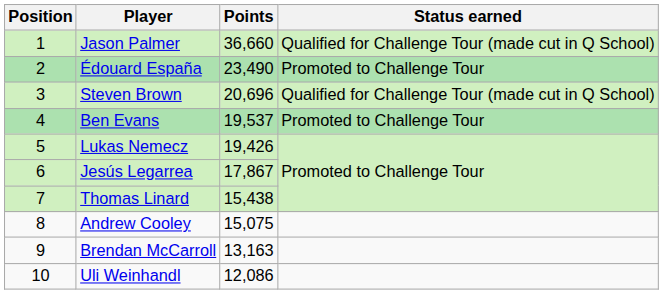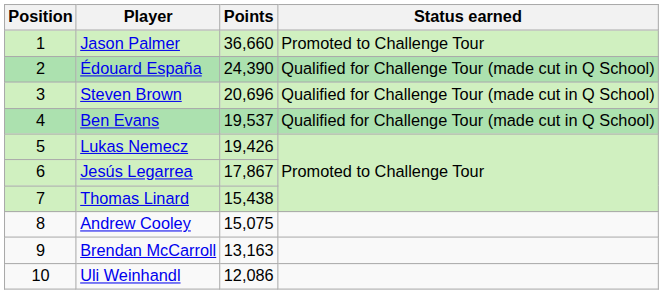(468, 43) Qualified for Challenge Tour (made cut in Q School) -> (383, 43) Promoted to Challenge Tour
(249, 69) 23,490 -> (249, 69) 24,390
(383, 69) Promoted to Challenge Tour -> (468, 69) Qualified for Challenge Tour (made cut in Q School)
(383, 120) Promoted to Challenge Tour -> (468, 120) Qualified for Challenge Tour (made cut in Q School)
